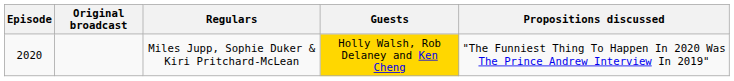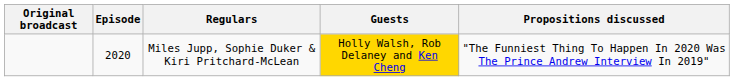columns swapped: (29, 19) <-> (99, 19)
